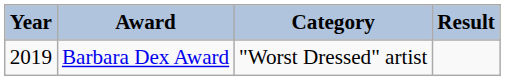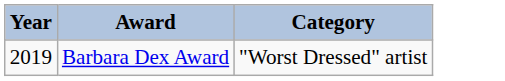- column: (466, 22)
